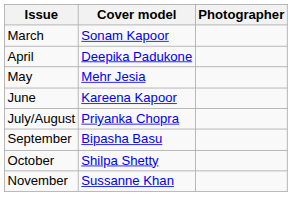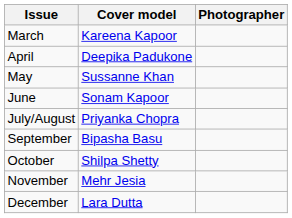(125, 35) Sonam Kapoor -> (129, 35) Kareena Kapoor
(113, 77) Mehr Jesia -> (128, 77) Sussanne Khan
(129, 98) Kareena Kapoor -> (125, 98) Sonam Kapoor
(128, 181) Sussanne Khan -> (113, 181) Mehr Jesia
+ row: (38, 202)
